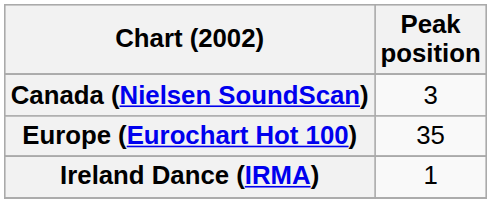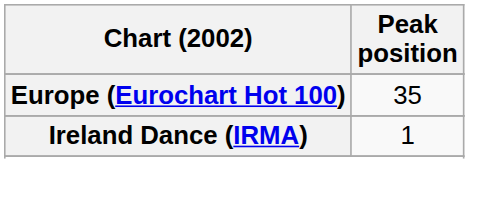- row: (190, 94)
